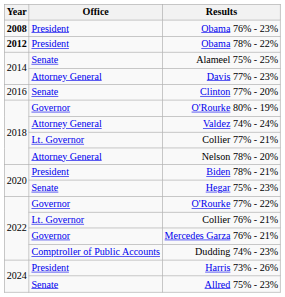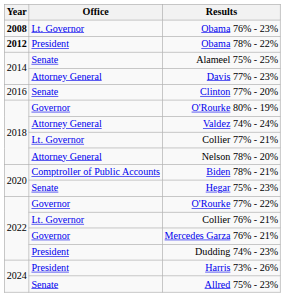(50, 28) President -> (58, 28) Lt. Governor
(50, 172) President -> (96, 172) Comptroller of Public Accounts
(96, 252) Comptroller of Public Accounts -> (50, 252) President
